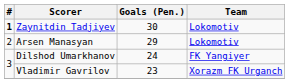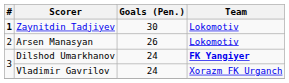(152, 41) 29 -> (152, 41) 26
(219, 56) normal -> (219, 56) bold
(152, 71) 23 -> (152, 71) 24
